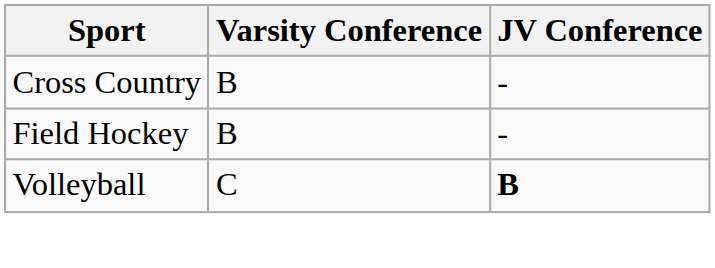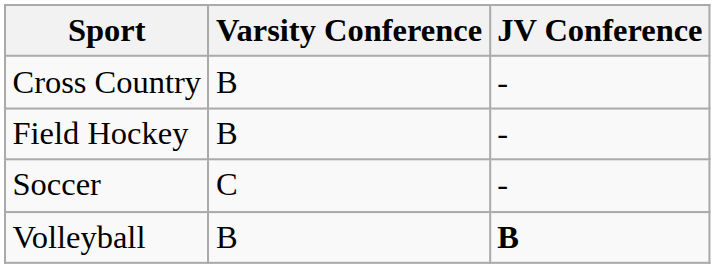+ row: (57, 184)
(227, 184) C -> (227, 236) B
